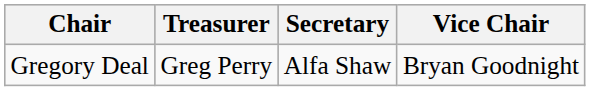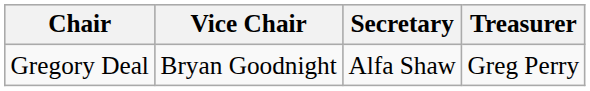columns swapped: (491, 24) <-> (216, 24)
